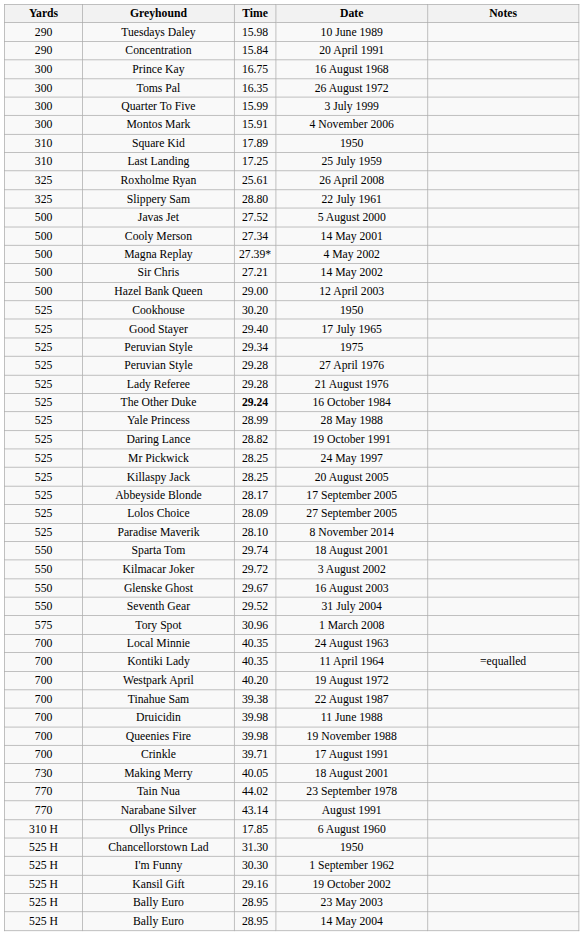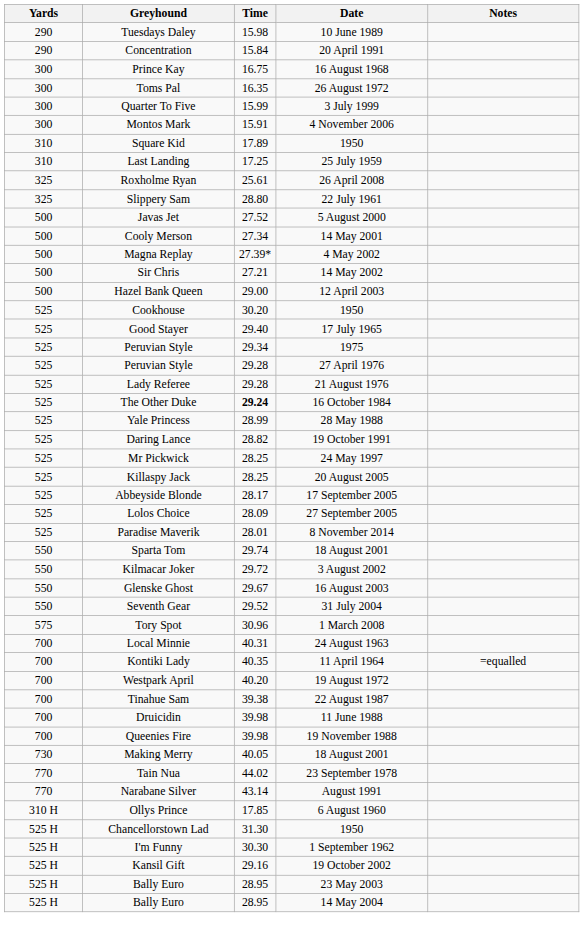(255, 532) 28.10 -> (255, 532) 28.01
(255, 643) 40.35 -> (255, 643) 40.31
- row: (158, 754)
